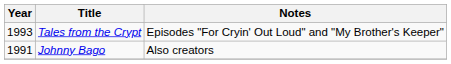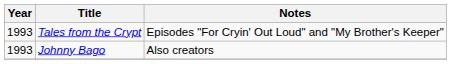(20, 50) 1991 -> (20, 50) 1993
